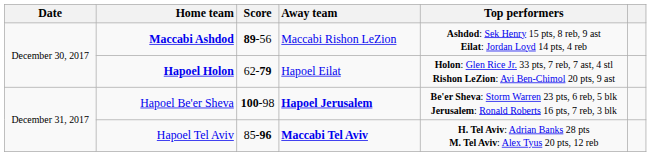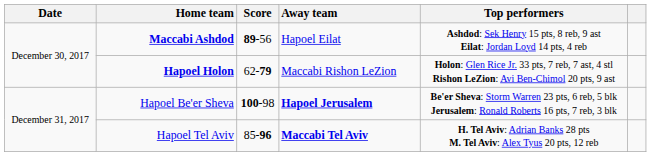(339, 39) Maccabi Rishon LeZion -> (311, 39) Hapoel Eilat
(311, 71) Hapoel Eilat -> (339, 71) Maccabi Rishon LeZion
